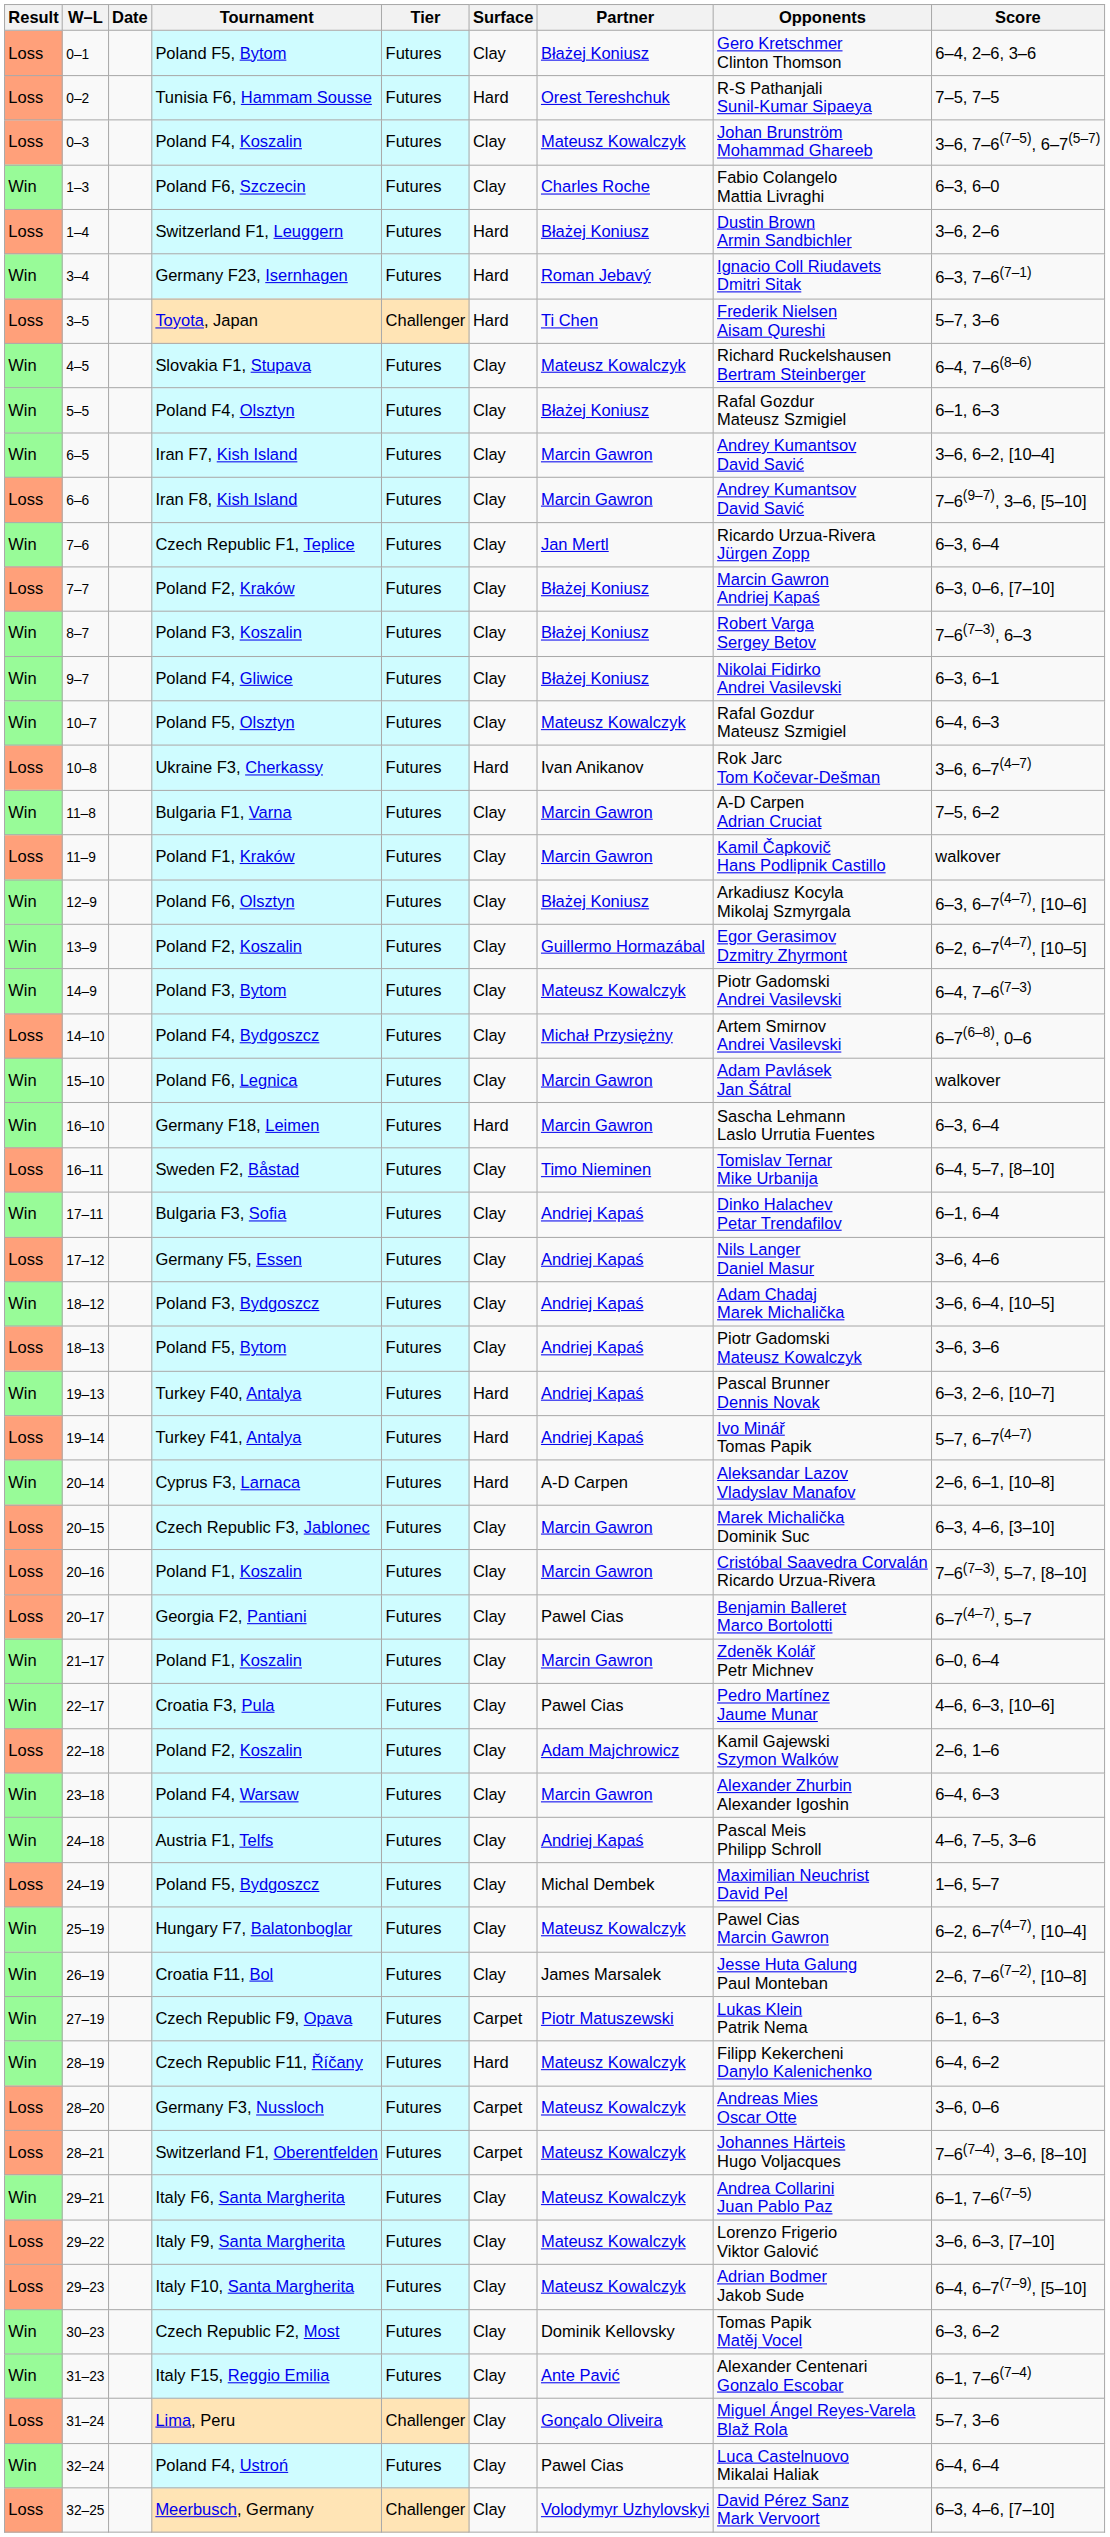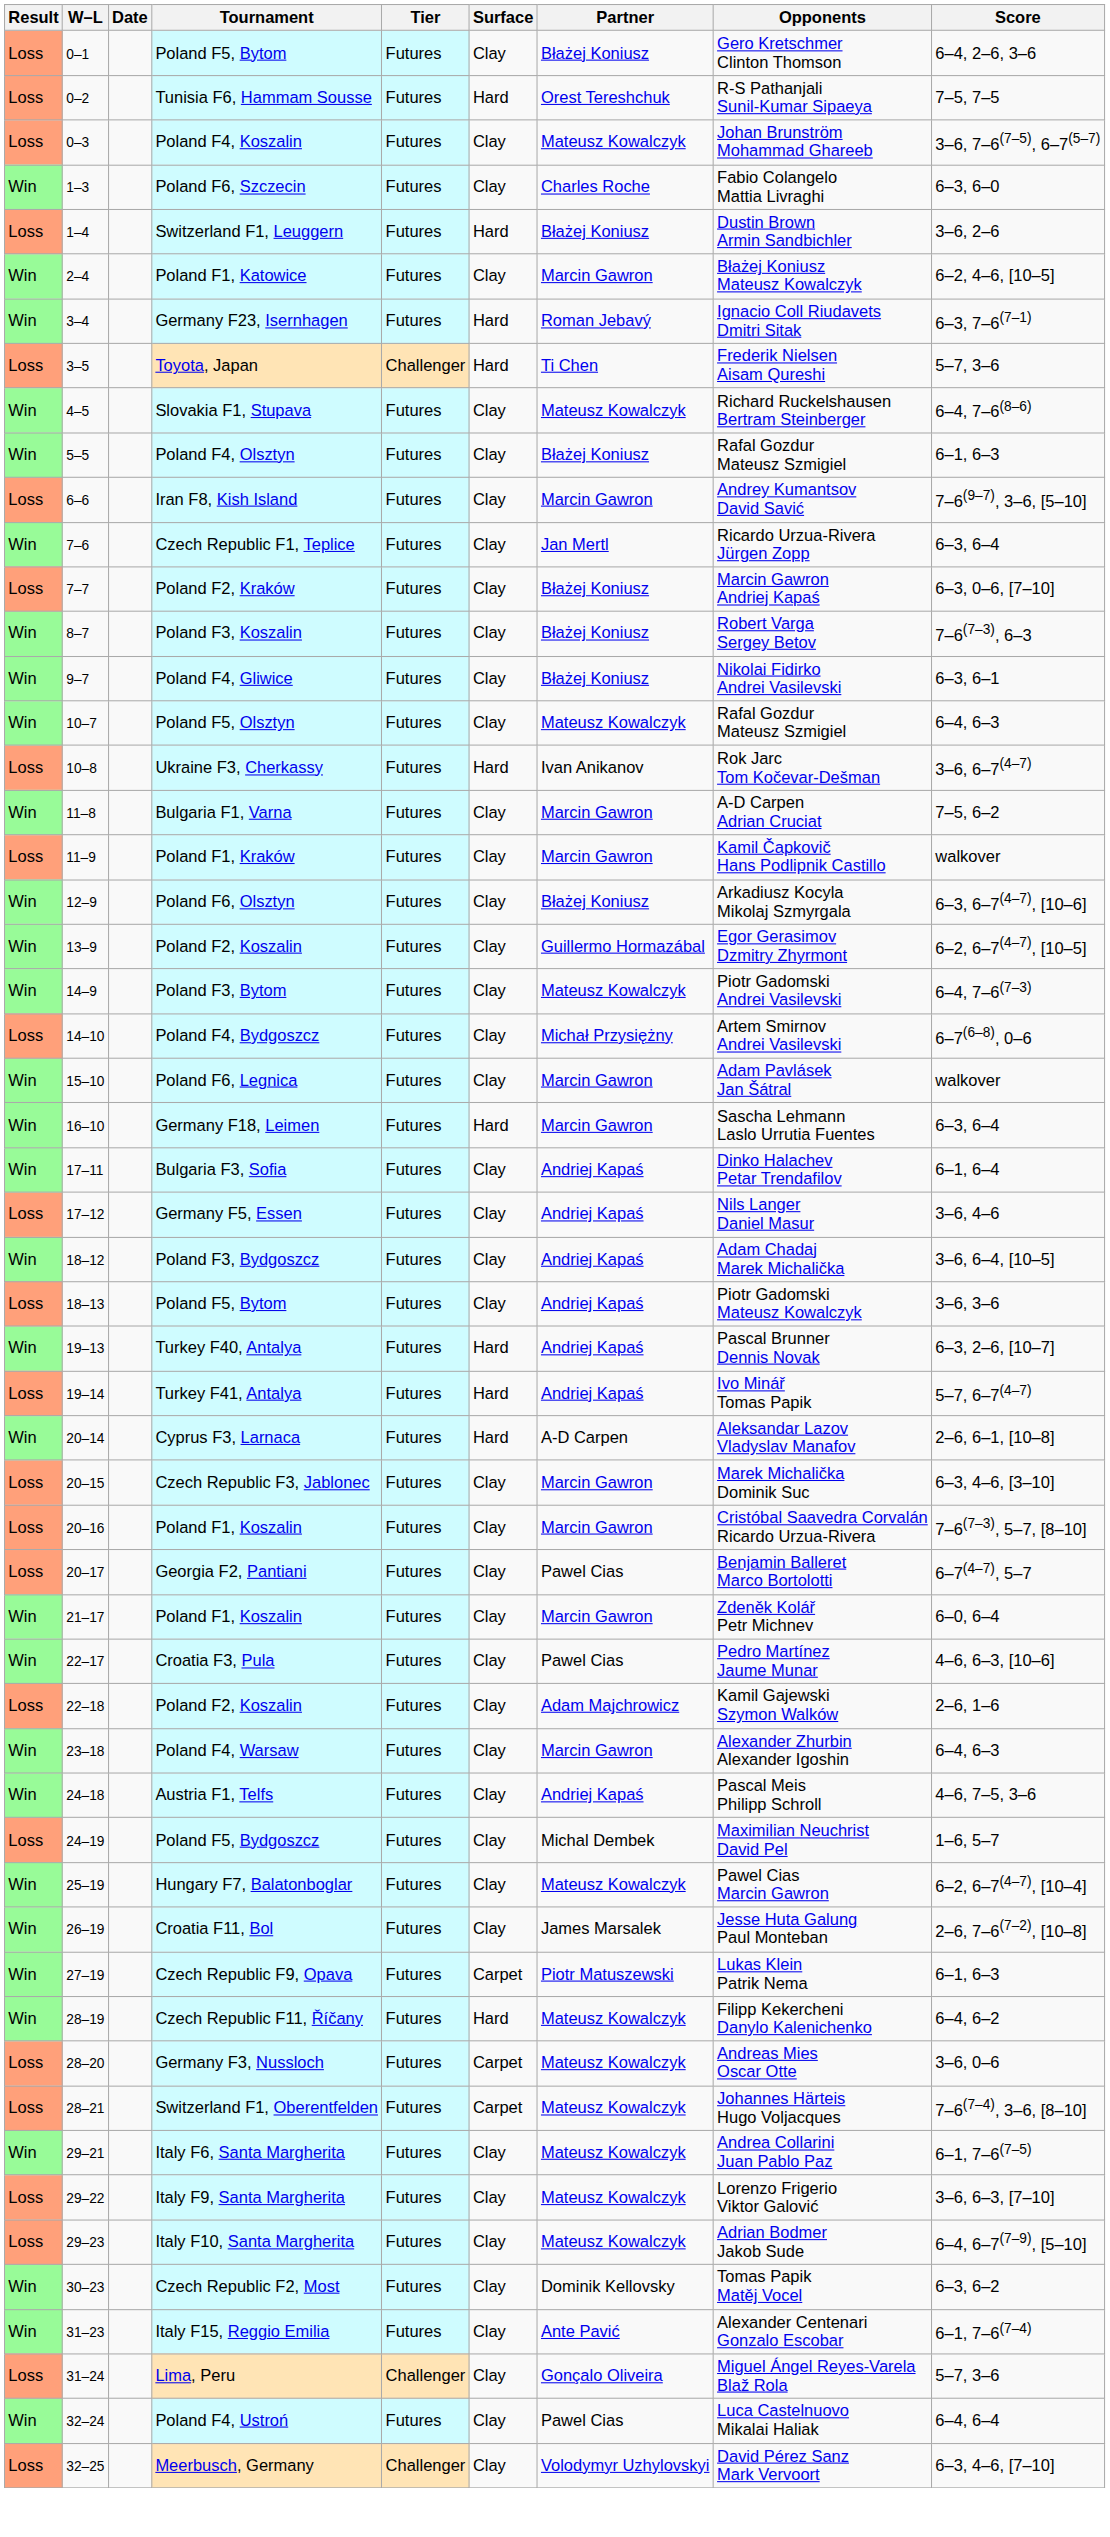+ row: (78, 277)
- row: (78, 456)
- row: (85, 1170)
